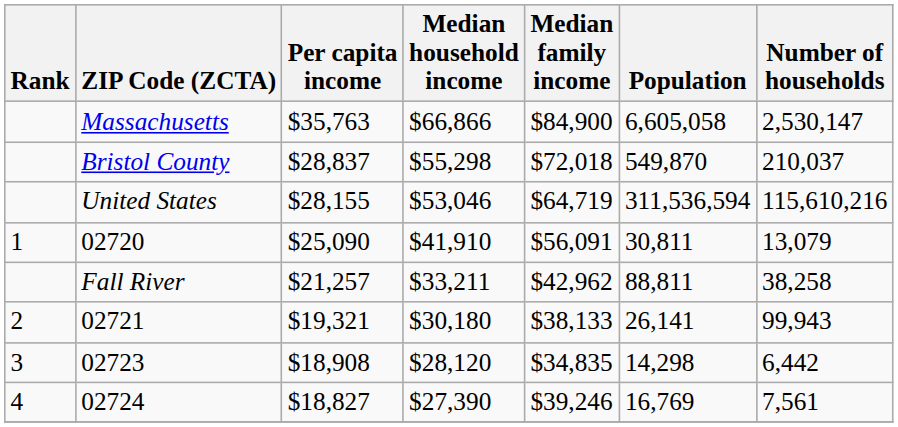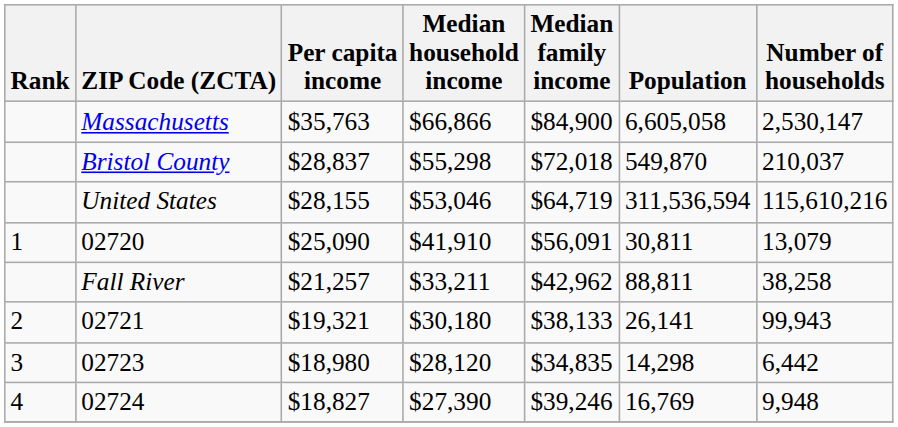(329, 362) $18,908 -> (329, 362) $18,980
(790, 402) 7,561 -> (790, 402) 9,948
